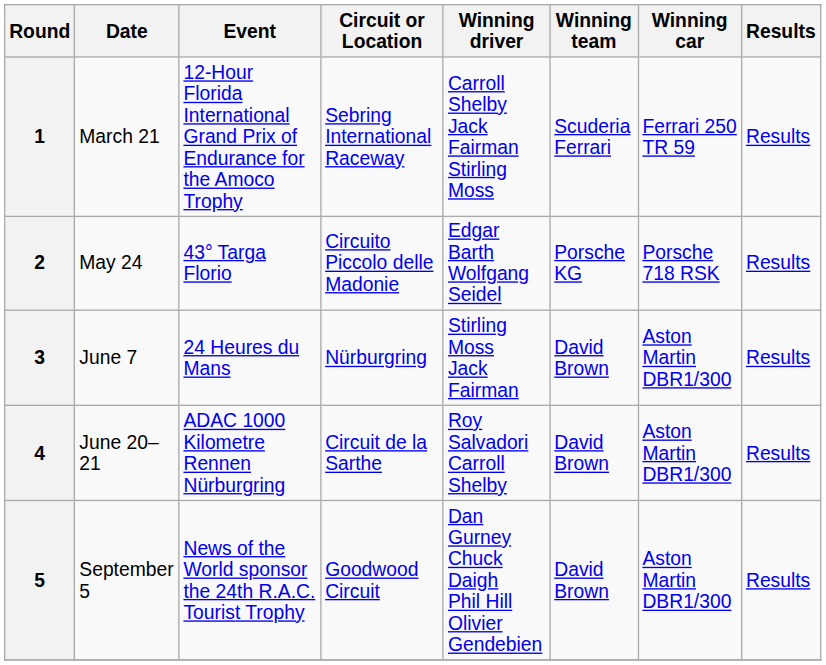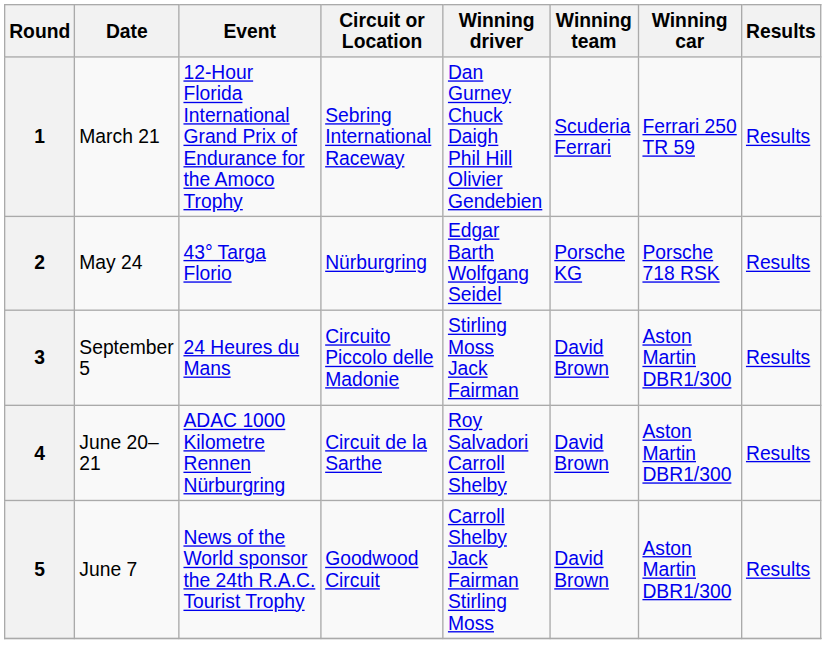(483, 137) Carroll Shelby Jack Fairman Stirling Moss -> (495, 137) Dan Gurney Chuck Daigh Phil Hill Olivier Gendebien
(379, 264) Circuito Piccolo delle Madonie -> (376, 264) Nürburgring
(108, 358) June 7 -> (126, 358) September 5
(376, 358) Nürburgring -> (379, 358) Circuito Piccolo delle Madonie
(126, 580) September 5 -> (108, 569) June 7
(495, 580) Dan Gurney Chuck Daigh Phil Hill Olivier Gendebien -> (483, 569) Carroll Shelby Jack Fairman Stirling Moss
